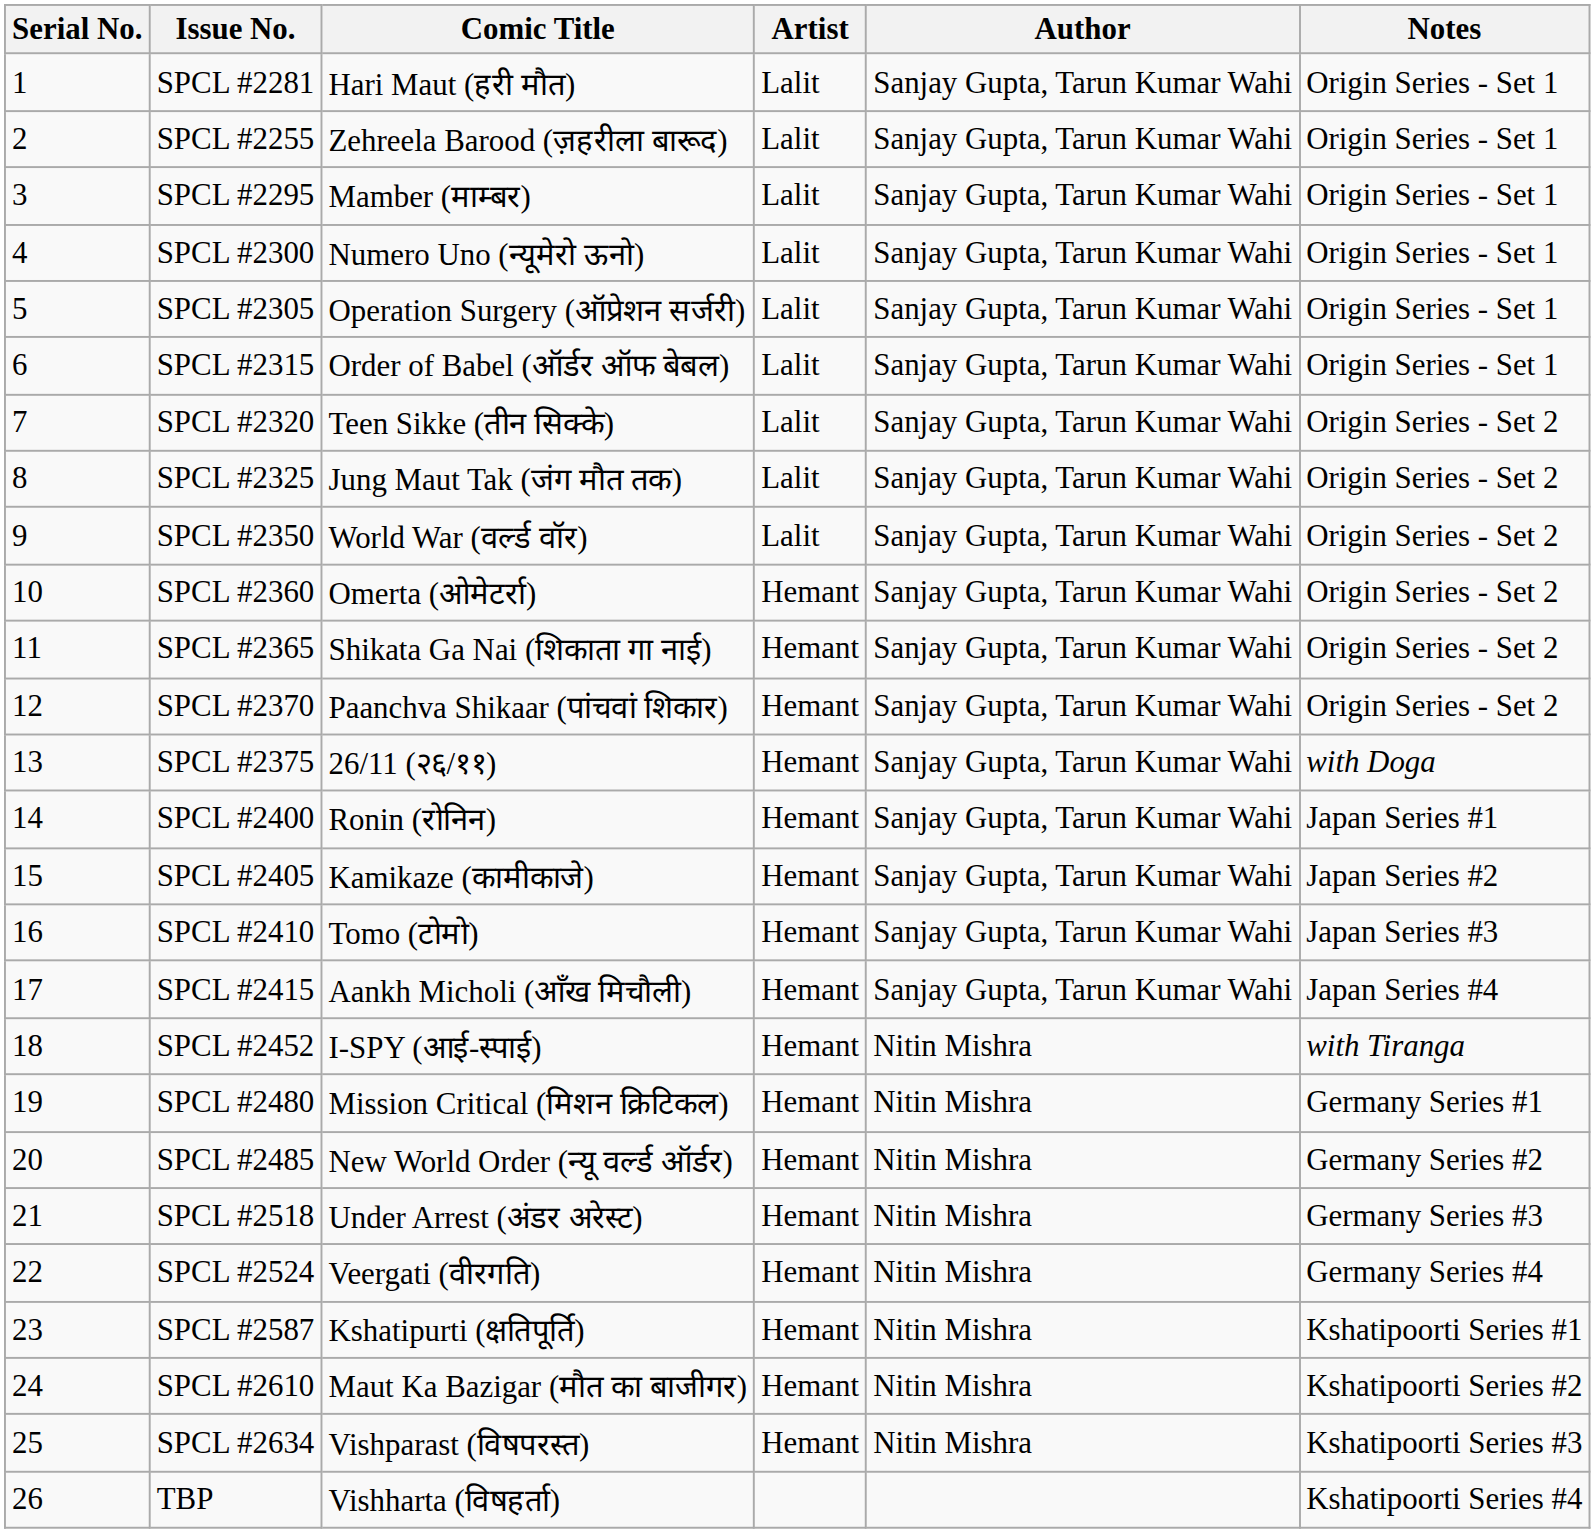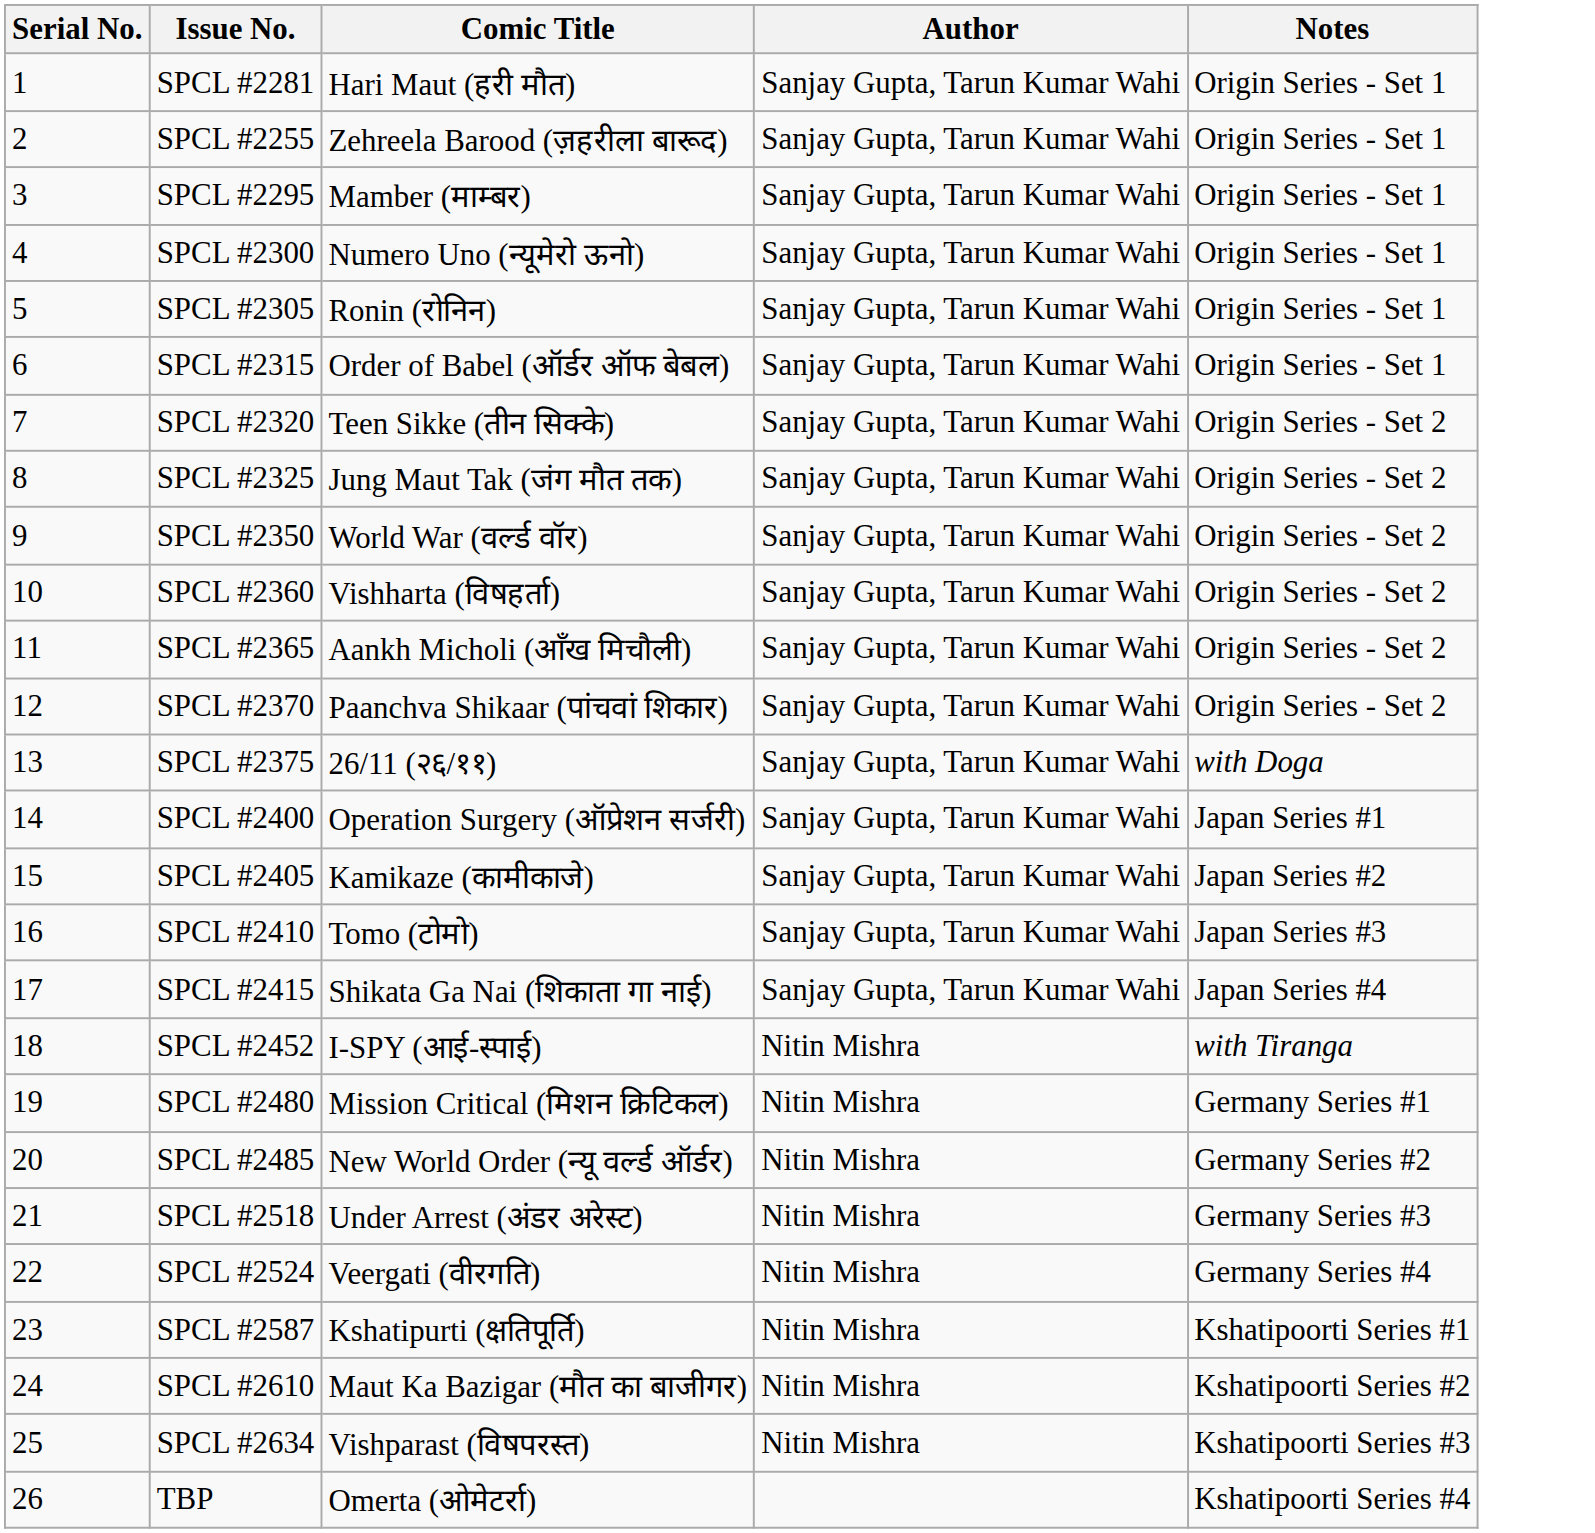- column: (810, 28)
(537, 310) Operation Surgery (ऑप्रेशन सर्जरी) -> (412, 310) Ronin (रोनिन)
(432, 593) Omerta (ओमेटर्रा) -> (444, 593) Vishharta (विषहर्ता)
(520, 650) Shikata Ga Nai (शिकाता गा नाई) -> (510, 650) Aankh Micholi (आँख मिचौली)
(412, 820) Ronin (रोनिन) -> (537, 820) Operation Surgery (ऑप्रेशन सर्जरी)
(510, 990) Aankh Micholi (आँख मिचौली) -> (520, 990) Shikata Ga Nai (शिकाता गा नाई)
(444, 1501) Vishharta (विषहर्ता) -> (432, 1501) Omerta (ओमेटर्रा)
